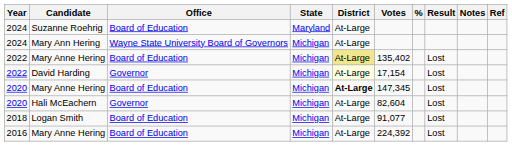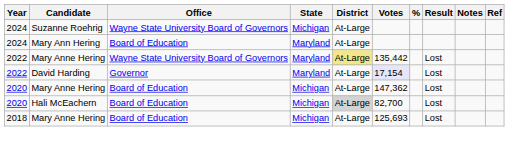(149, 27) Board of Education -> (199, 27) Wayne State University Board of Governors
(311, 27) Maryland -> (311, 27) Michigan
(199, 42) Wayne State University Board of Governors -> (149, 42) Board of Education
(311, 42) Michigan -> (311, 42) Maryland
(149, 57) Board of Education -> (199, 57) Wayne State University Board of Governors
(311, 57) Michigan -> (311, 57) Maryland
(394, 57) 135,402 -> (391, 57) 135,442
(311, 73) Michigan -> (311, 73) Maryland
(352, 73) lightyellow background -> (352, 73) no background
(391, 73) no background -> (388, 73) lavender background
(354, 88) bold -> (352, 88) normal
(394, 88) 147,345 -> (391, 88) 147,362
(129, 103) Governor -> (149, 103) Board of Education
(352, 103) no background -> (352, 103) lightgrey background
(391, 103) 82,604 -> (388, 103) 82,700
+ row: (17, 118)
- row: (17, 118)
- row: (17, 133)
